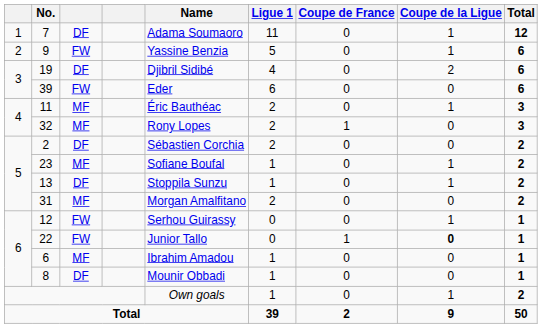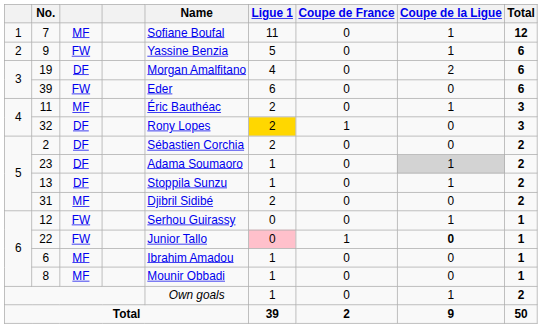(81, 32) DF -> (81, 32) MF
(195, 32) Adama Soumaoro -> (186, 32) Sofiane Boufal
(180, 70) Djibril Sidibé -> (197, 70) Morgan Amalfitano
(81, 126) MF -> (81, 126) DF
(272, 126) no background -> (272, 126) gold background
(81, 164) MF -> (81, 164) DF
(186, 164) Sofiane Boufal -> (195, 164) Adama Soumaoro
(451, 164) no background -> (451, 164) lightgrey background
(197, 201) Morgan Amalfitano -> (180, 201) Djibril Sidibé
(272, 239) no background -> (272, 239) pink background
(81, 276) DF -> (81, 276) MF
